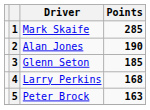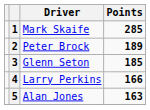(53, 46) Alan Jones -> (56, 46) Peter Brock
(134, 46) 190 -> (134, 46) 189
(134, 80) 168 -> (134, 80) 166
(56, 97) Peter Brock -> (53, 97) Alan Jones
